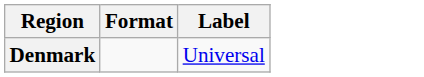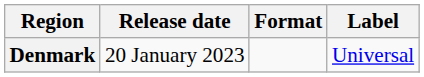+ column: (175, 21)
